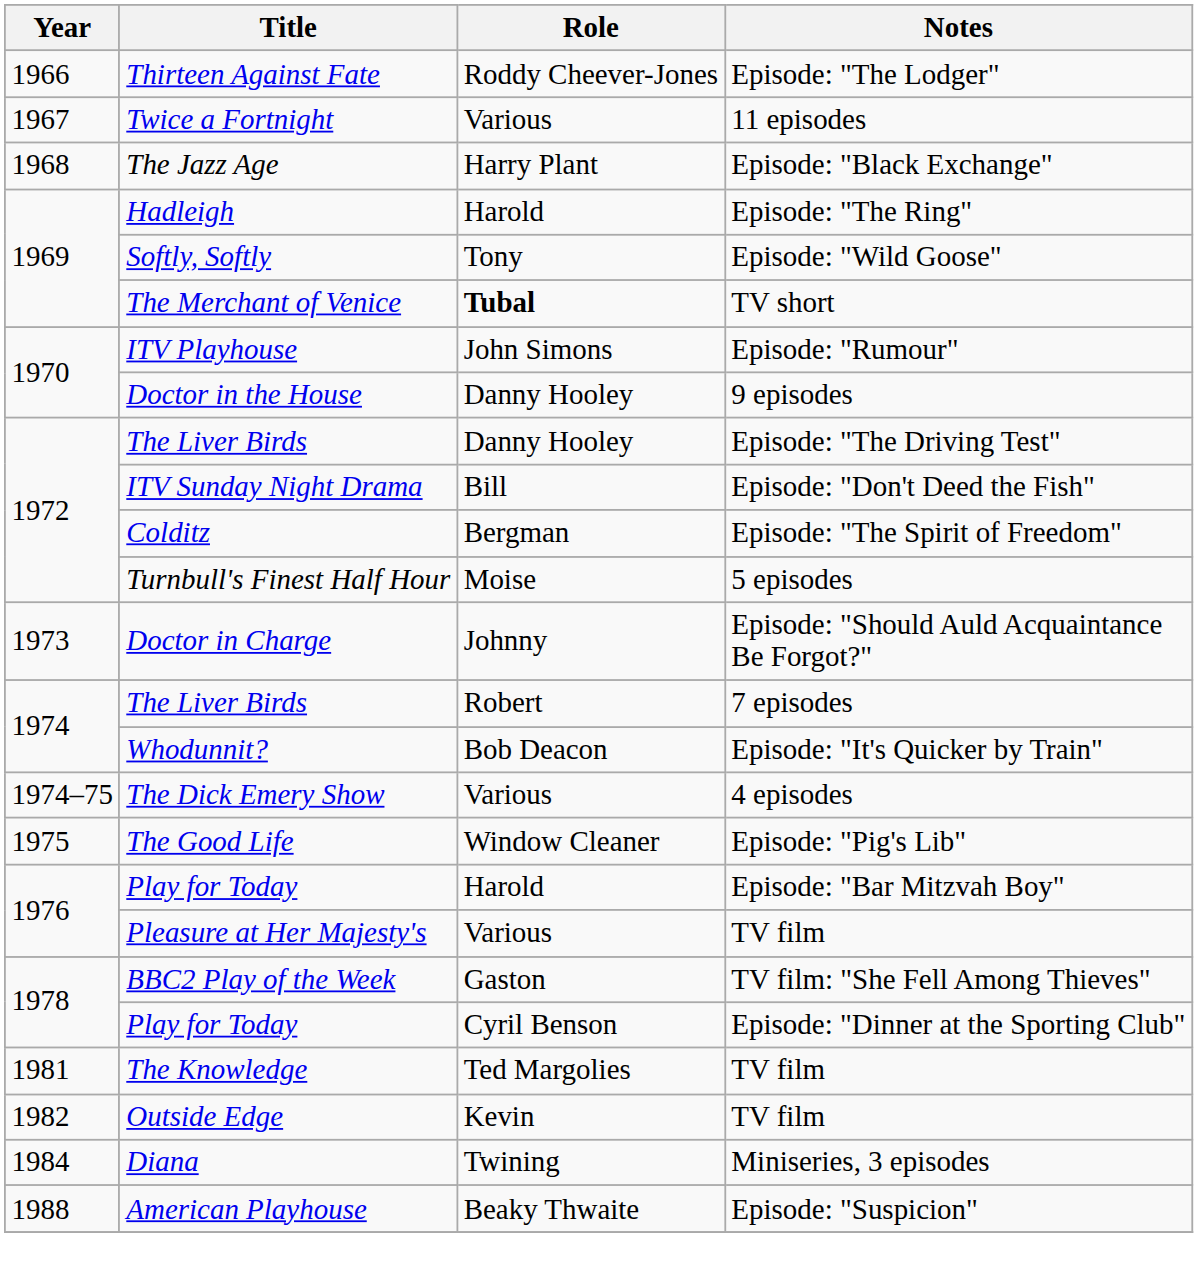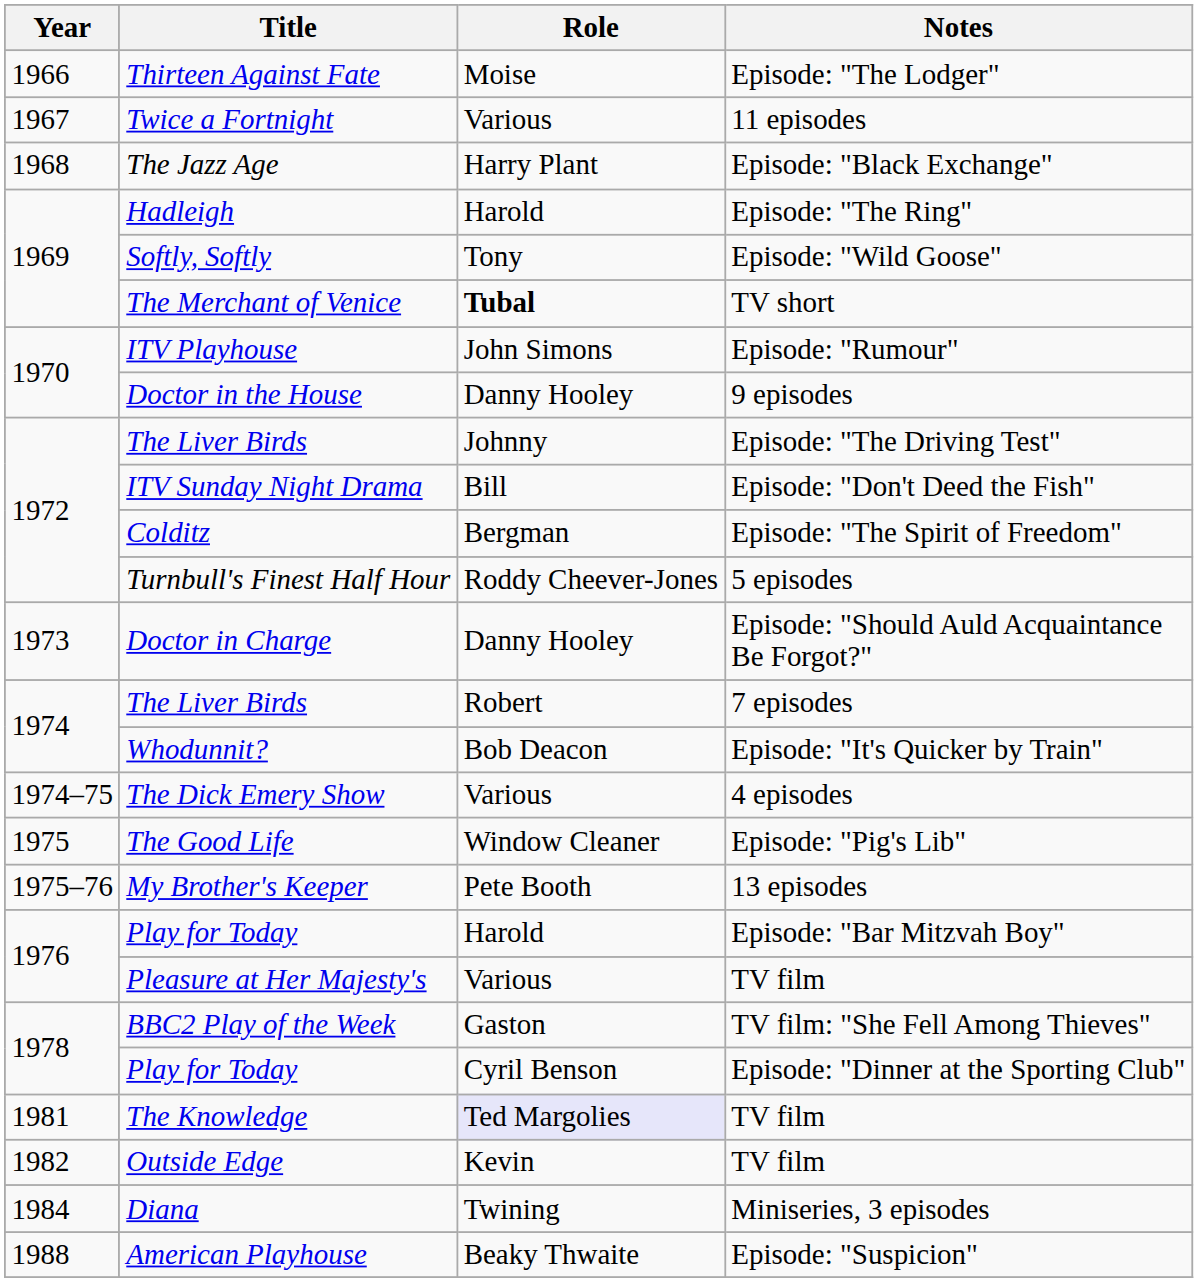(591, 73) Roddy Cheever-Jones -> (500, 73) Moise
(548, 440) Danny Hooley -> (505, 440) Johnny
(500, 578) Moise -> (591, 578) Roddy Cheever-Jones
(505, 640) Johnny -> (548, 640) Danny Hooley
+ row: (247, 886)
(547, 1070) no background -> (547, 1116) lavender background
